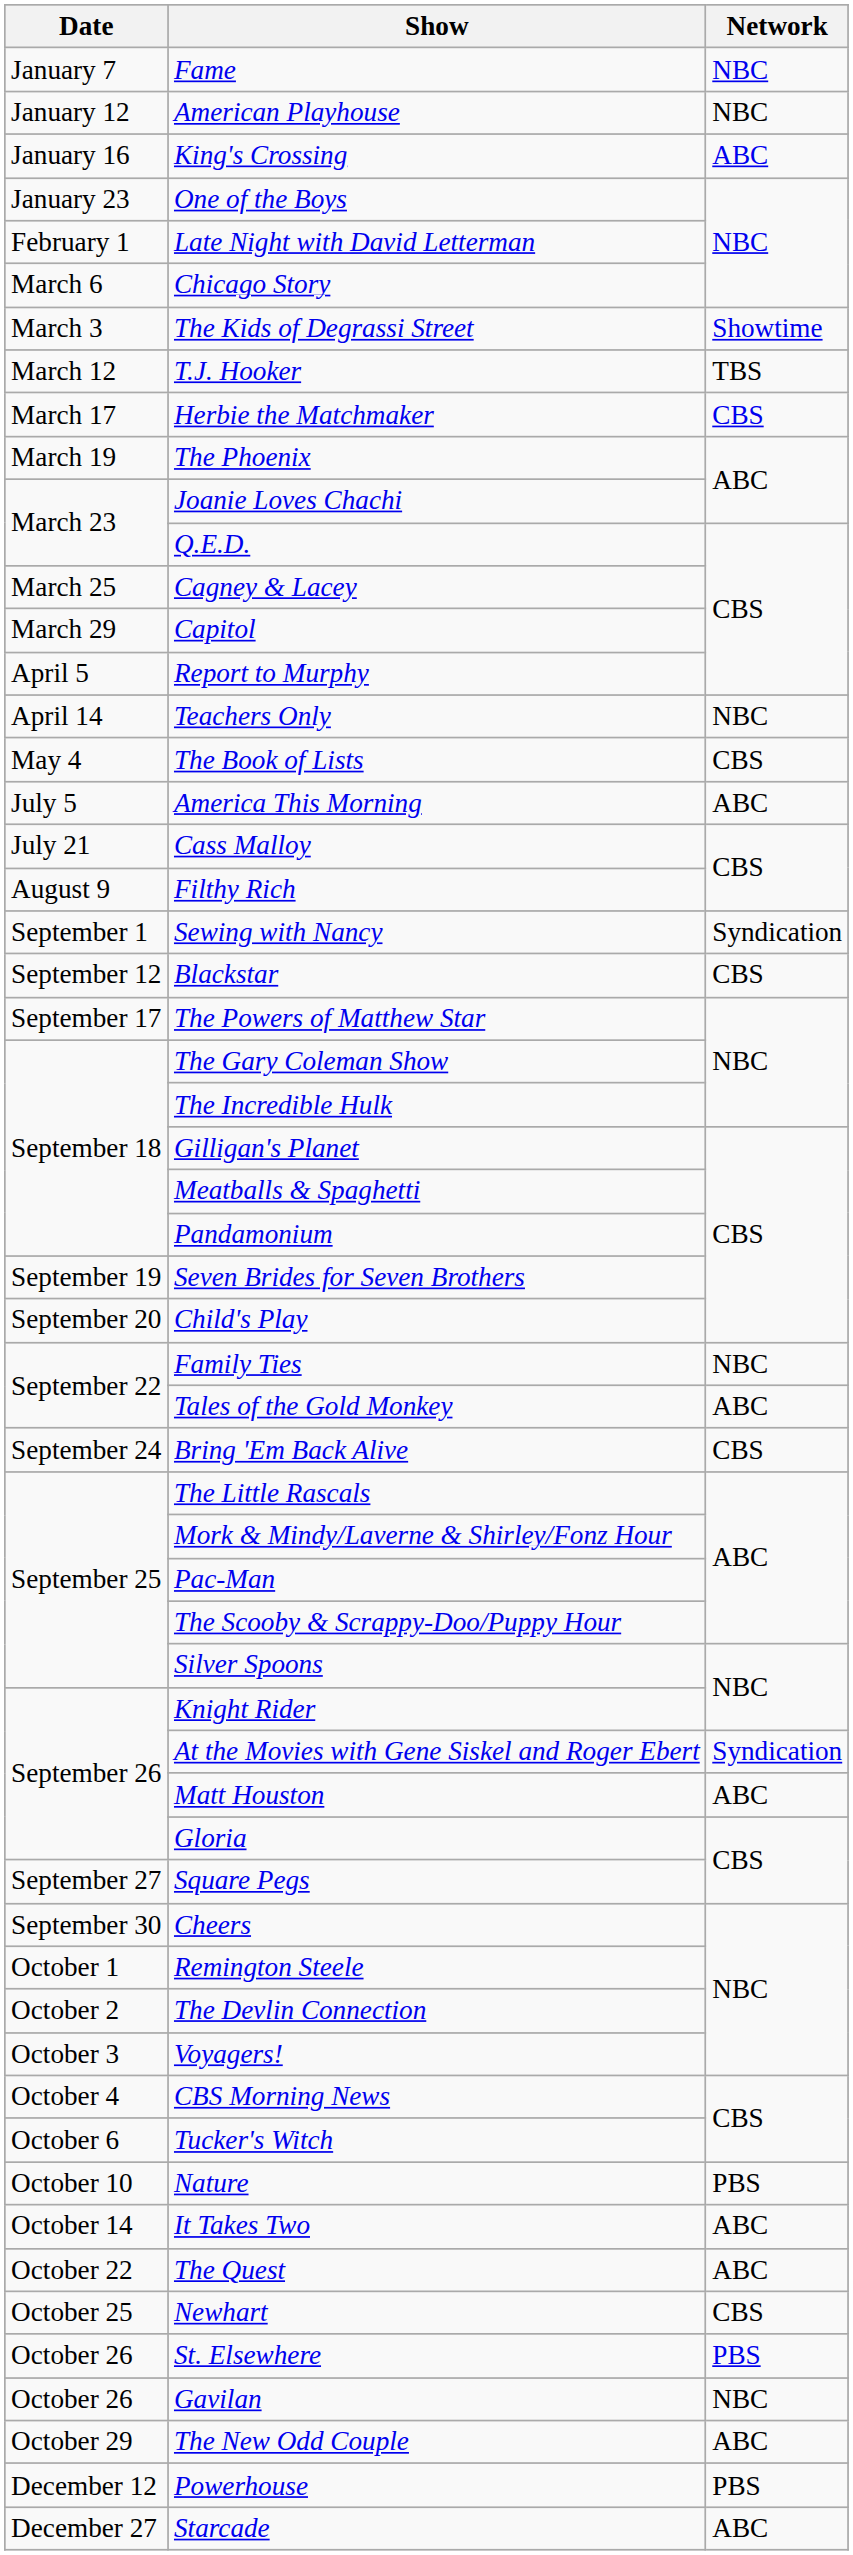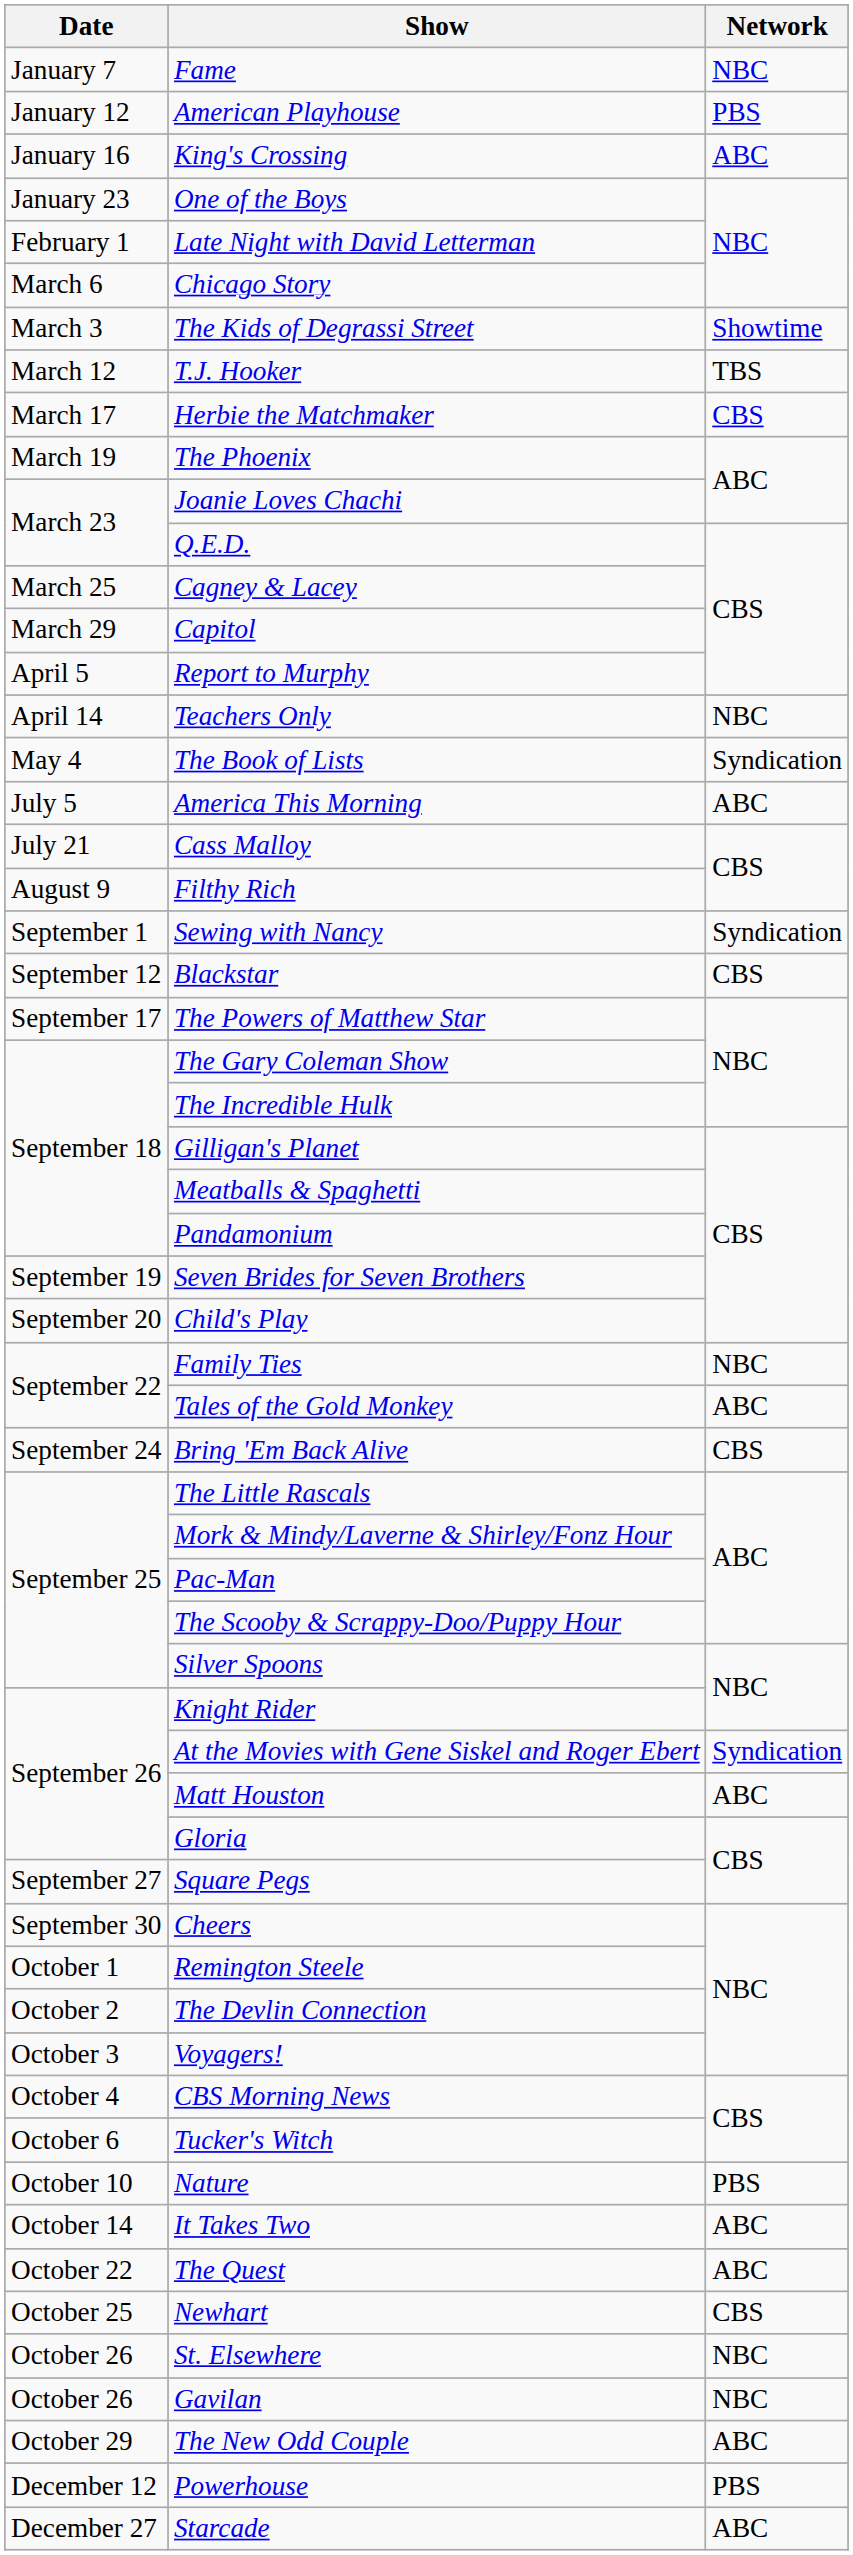(740, 112) NBC -> (736, 112) PBS
(738, 759) CBS -> (777, 759) Syndication
(736, 2355) PBS -> (740, 2355) NBC
